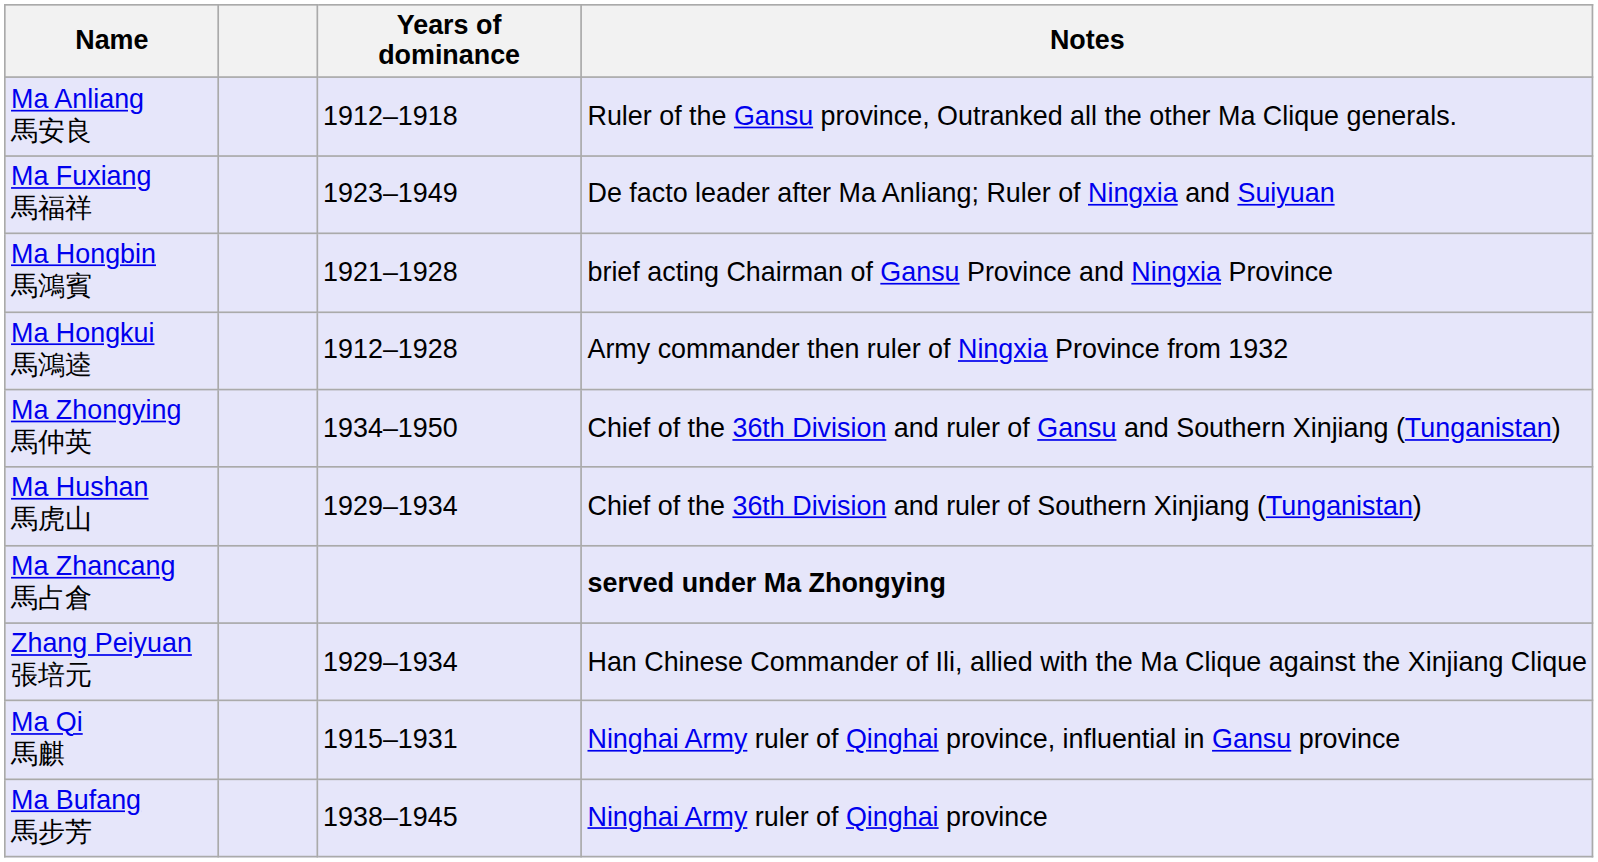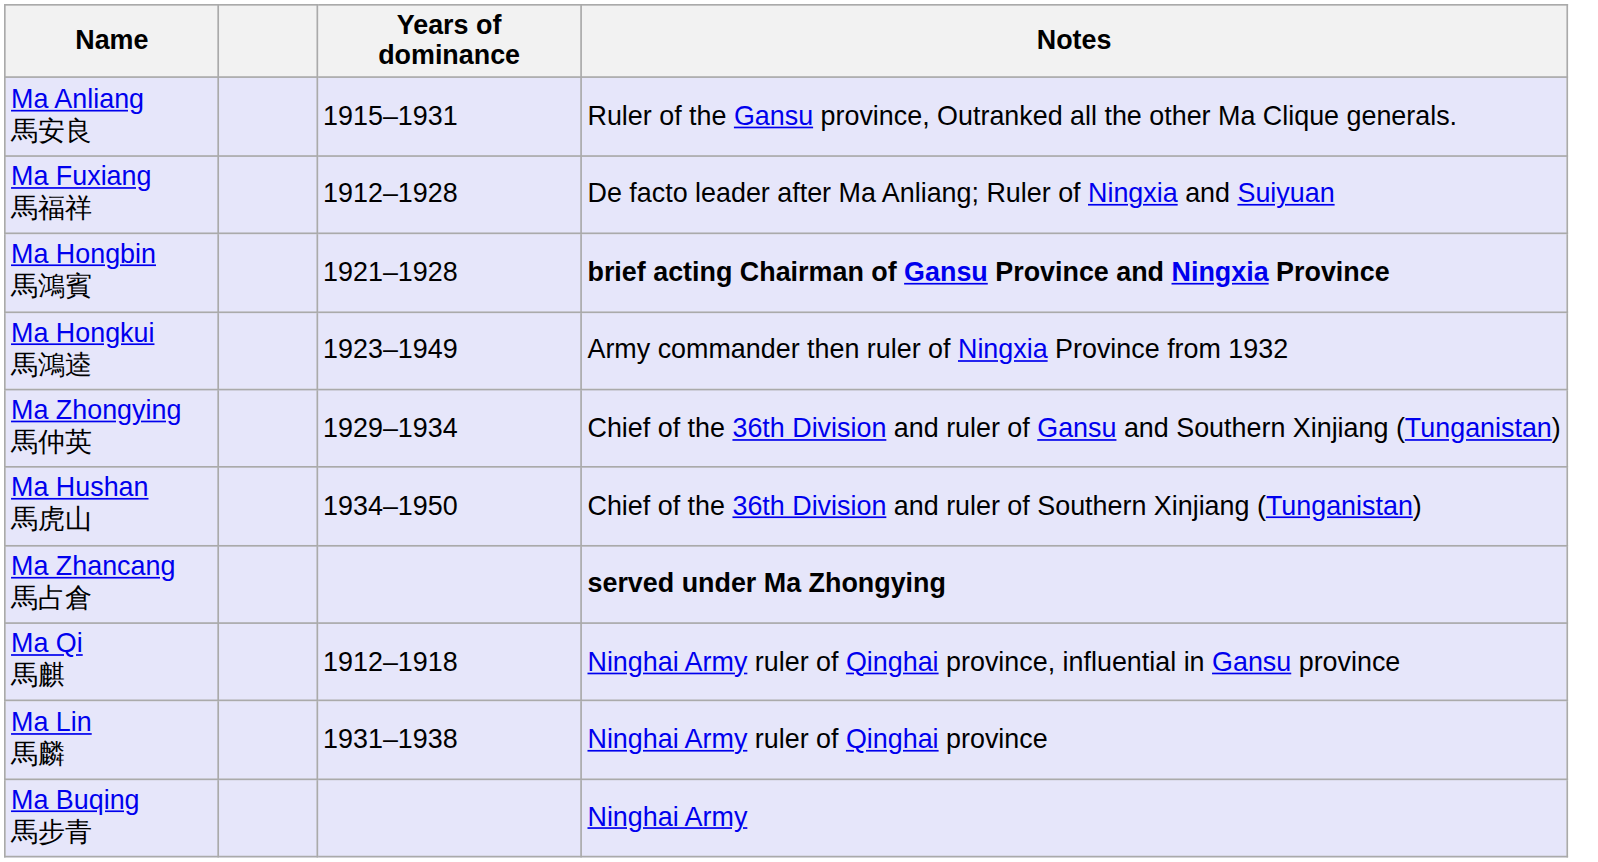(390, 116) 1912–1918 -> (390, 116) 1915–1931
(390, 194) 1923–1949 -> (390, 194) 1912–1928
(960, 272) normal -> (989, 272) bold
(390, 350) 1912–1928 -> (390, 350) 1923–1949
(390, 427) 1934–1950 -> (390, 427) 1929–1934
(390, 505) 1929–1934 -> (390, 505) 1934–1950
- row: (101, 660)
(390, 739) 1915–1931 -> (390, 661) 1912–1918
+ row: (51, 737)
- row: (76, 815)
+ row: (75, 815)
